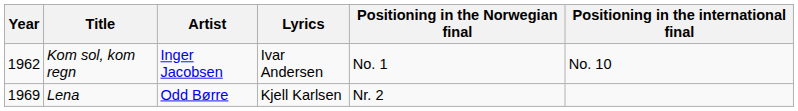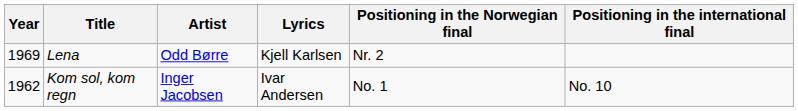rows swapped: (91, 63) <-> (63, 94)
